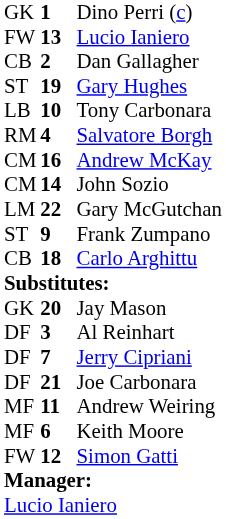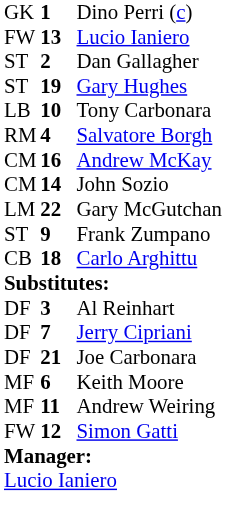(18, 61) CB -> (16, 61) ST
- row: (51, 307)
rows swapped: (50, 406) <-> (45, 431)
